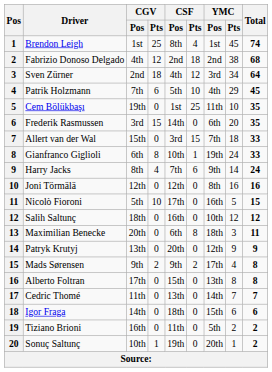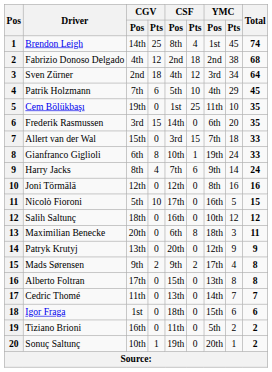(137, 44) 1st -> (137, 44) 14th
(137, 312) 14th -> (137, 312) 1st
